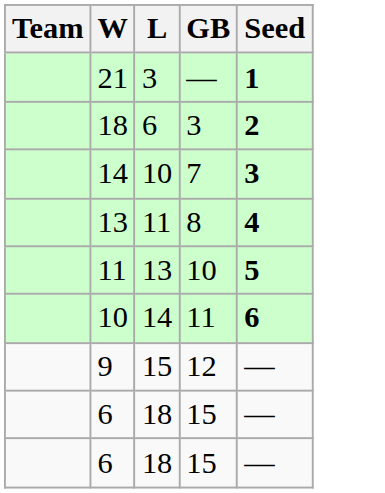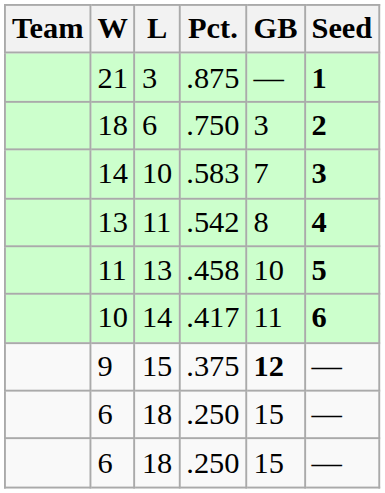+ column: (213, 28)
(202, 366) normal -> (269, 366) bold
